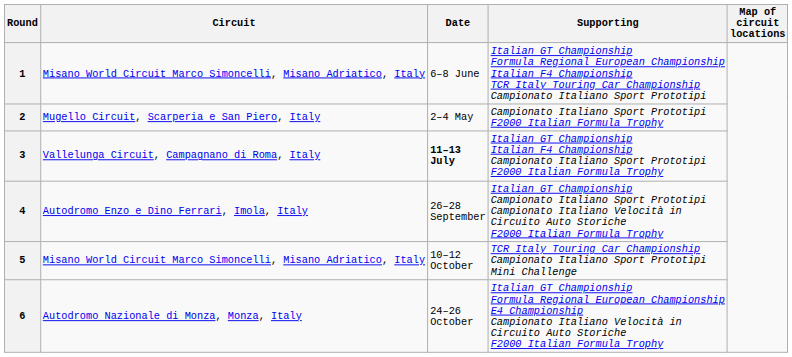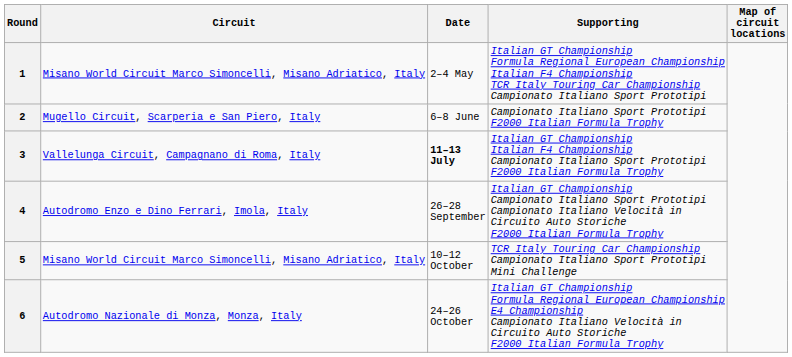(455, 73) 6–8 June -> (452, 73) 2–4 May
(452, 118) 2–4 May -> (455, 118) 6–8 June
